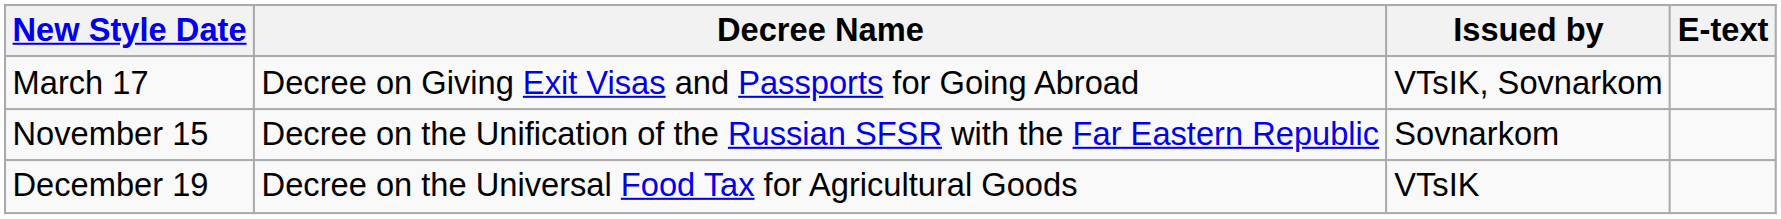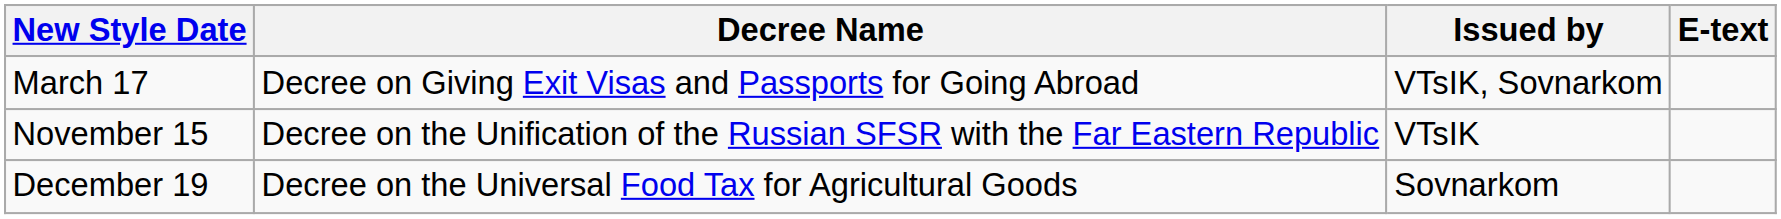(1477, 133) Sovnarkom -> (1437, 133) VTsIK
(1437, 185) VTsIK -> (1477, 185) Sovnarkom
